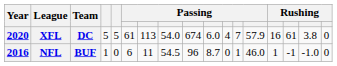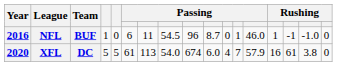rows swapped: (51, 52) <-> (51, 35)
